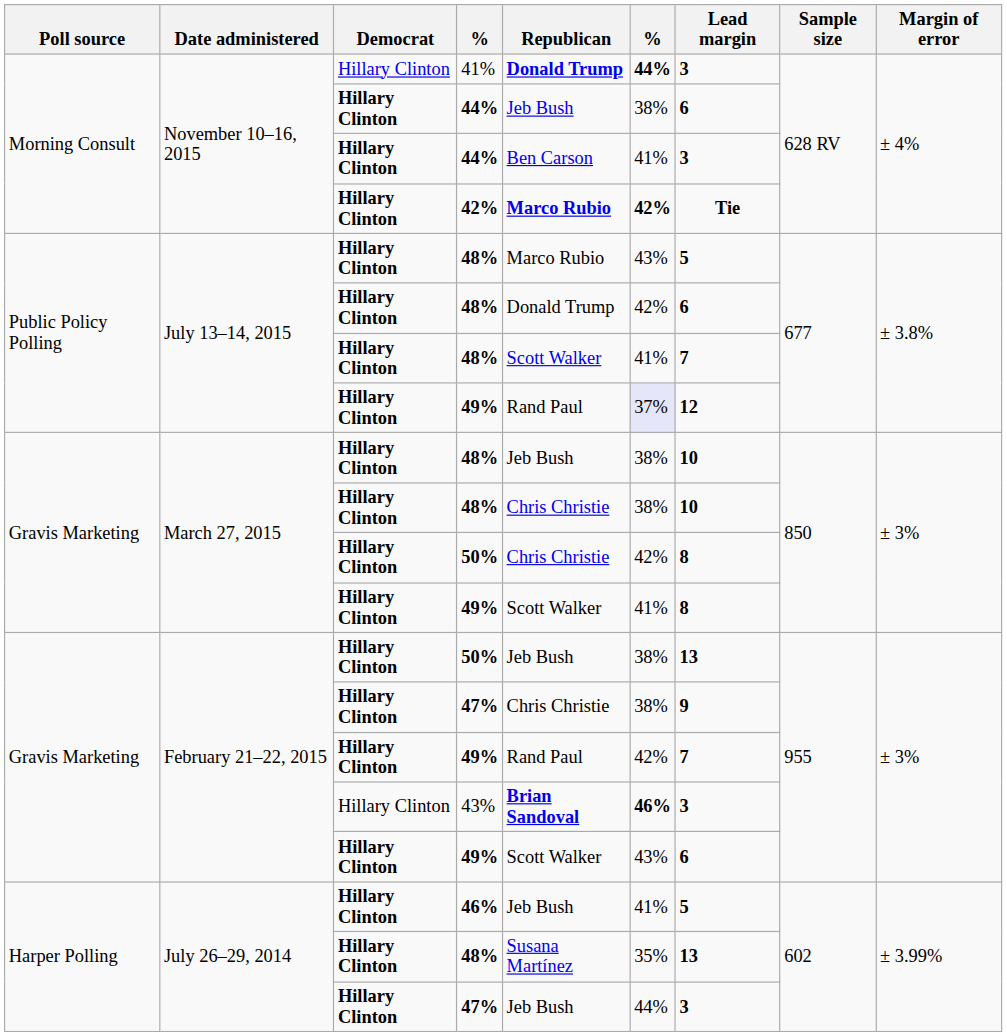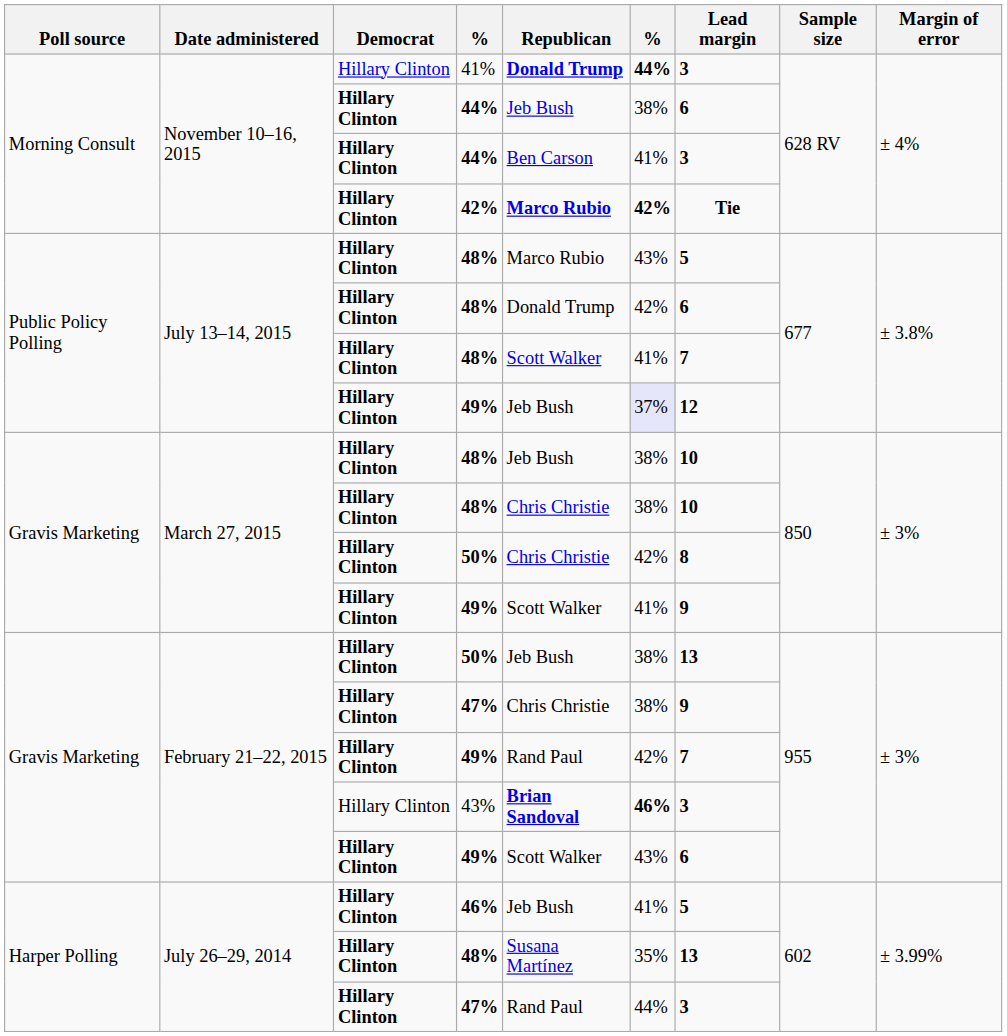(545, 407) Rand Paul -> (540, 407) Jeb Bush
(684, 607) 8 -> (684, 607) 9
(540, 1006) Jeb Bush -> (545, 1006) Rand Paul
